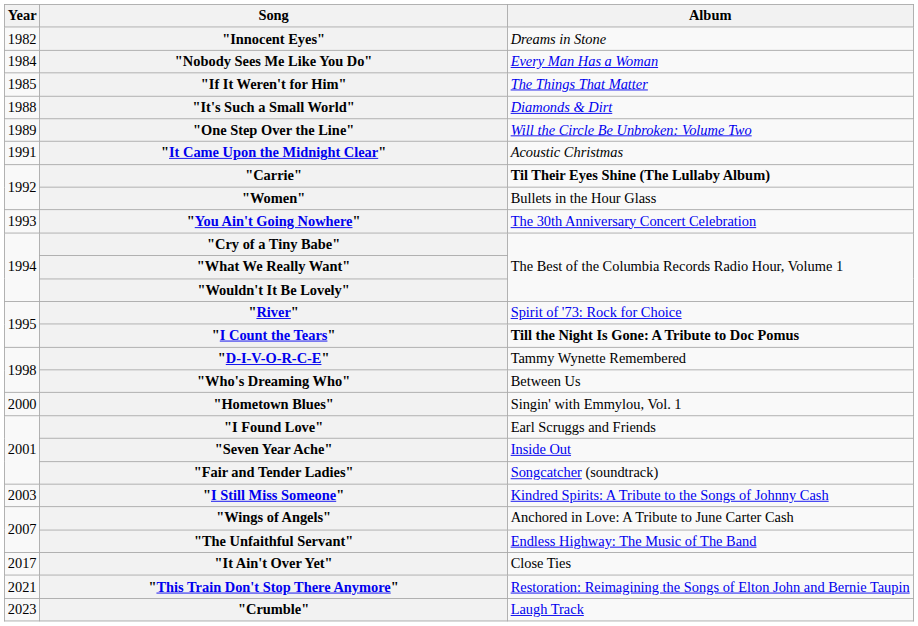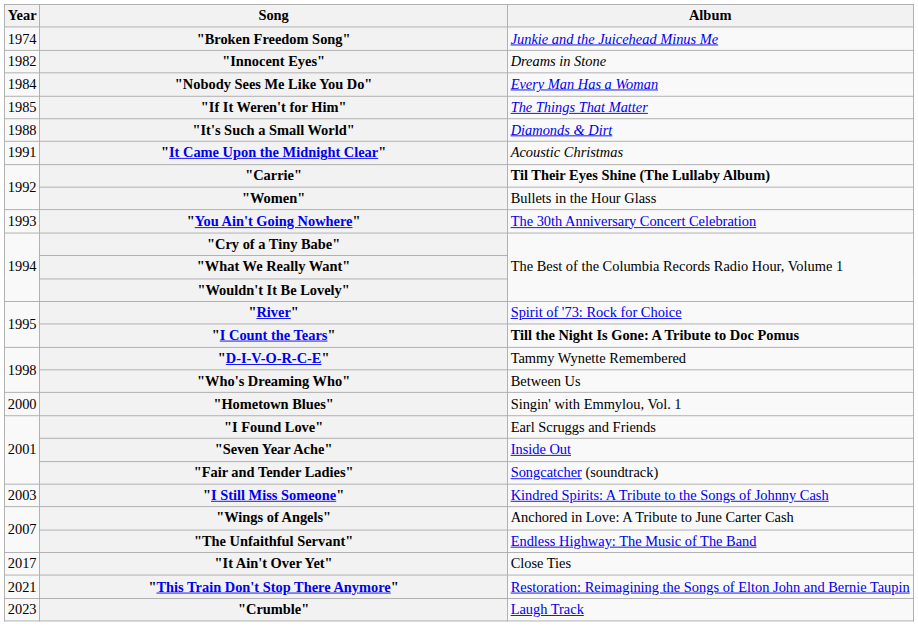+ row: (274, 38)
- row: (274, 130)
